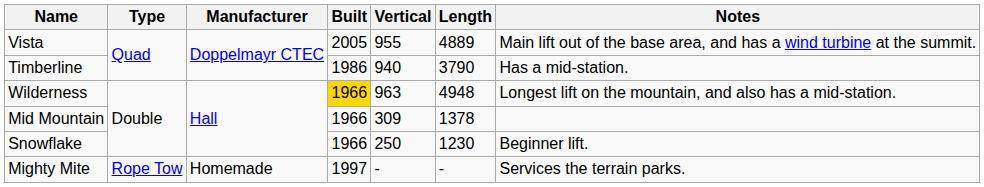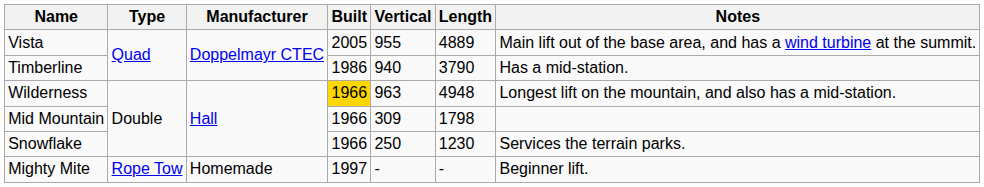(457, 118) 1378 -> (457, 118) 1798
(544, 144) Beginner lift. -> (592, 144) Services the terrain parks.
(592, 169) Services the terrain parks. -> (544, 169) Beginner lift.
